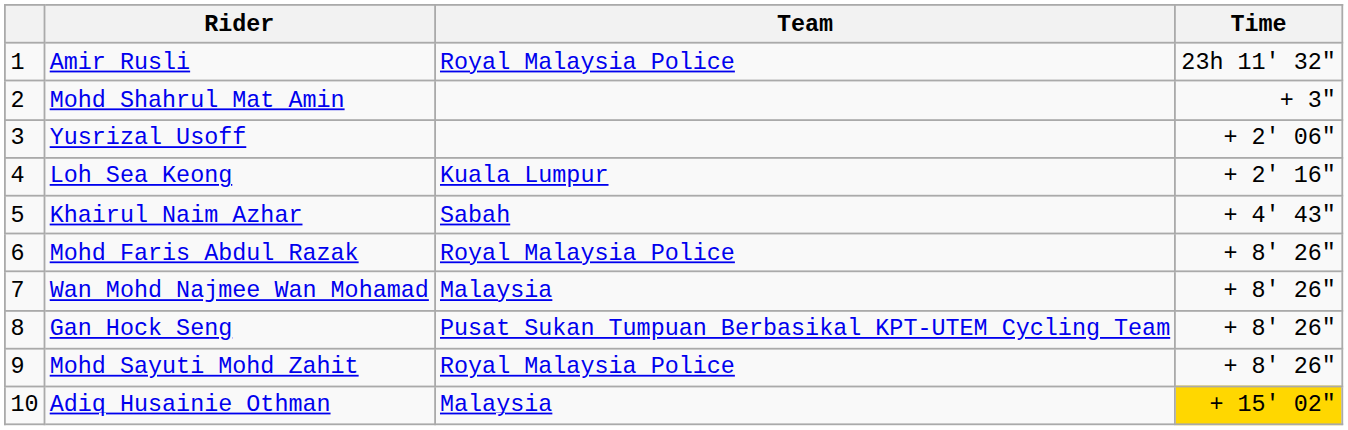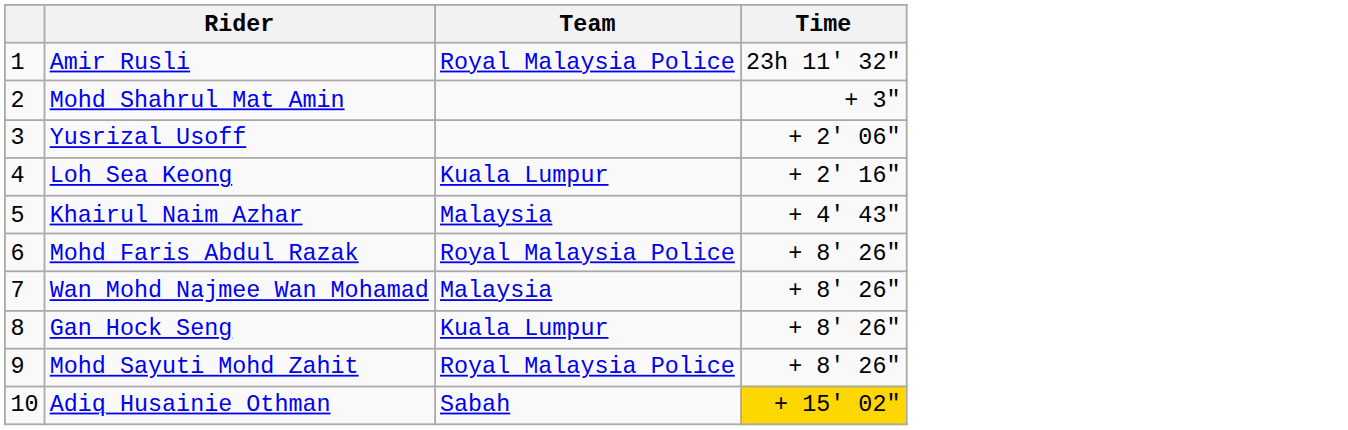(475, 215) Sabah -> (496, 215) Malaysia
(805, 329) Pusat Sukan Tumpuan Berbasikal KPT-UTEM Cycling Team -> (524, 329) Kuala Lumpur
(496, 405) Malaysia -> (475, 405) Sabah
